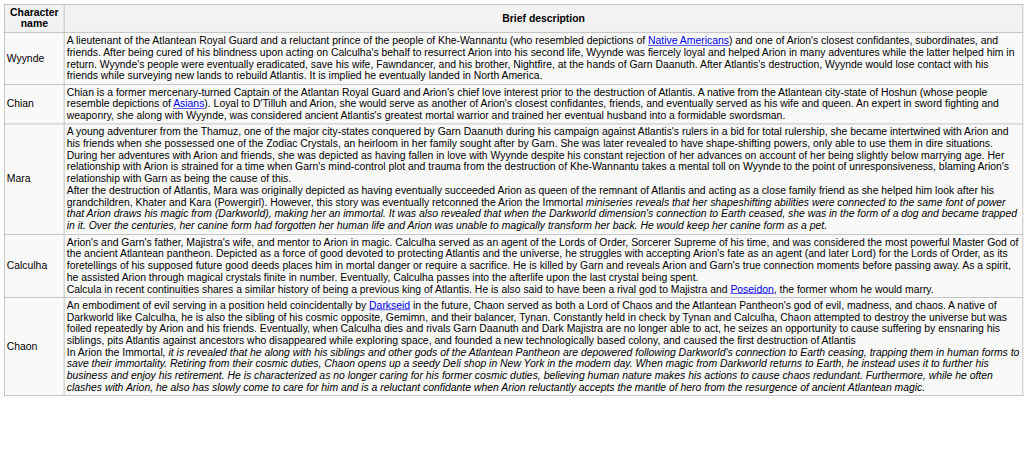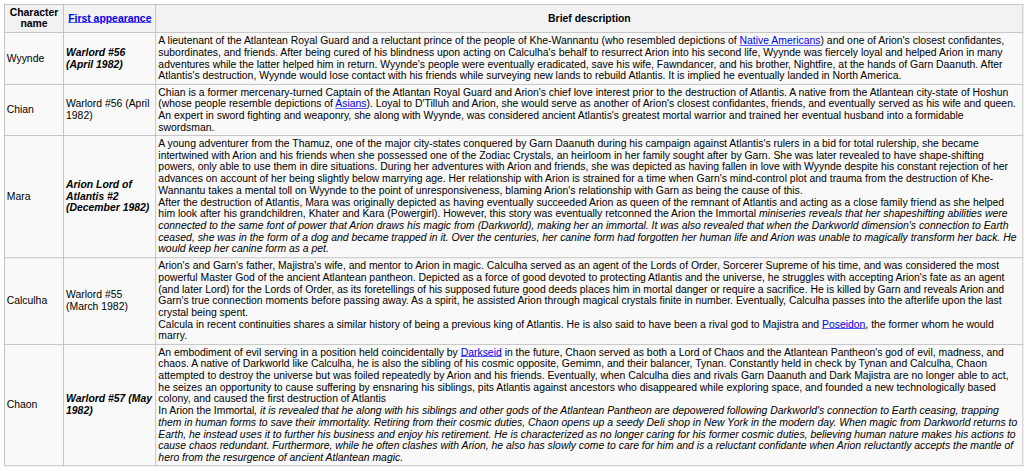+ column: (110, 18)
